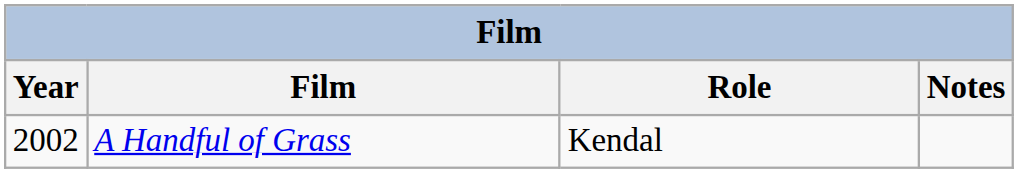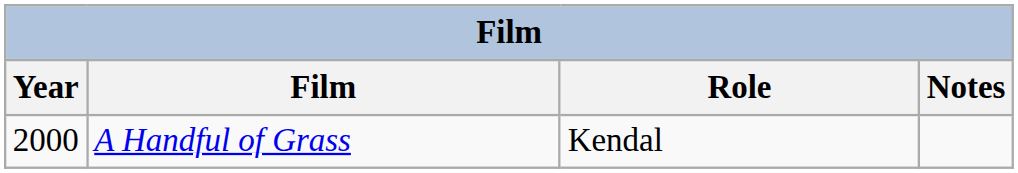(46, 140) 2002 -> (46, 140) 2000
